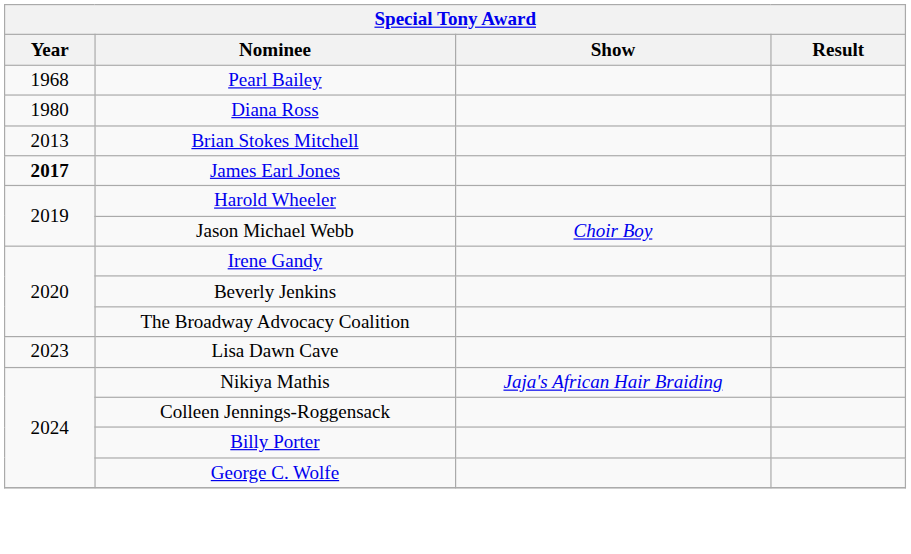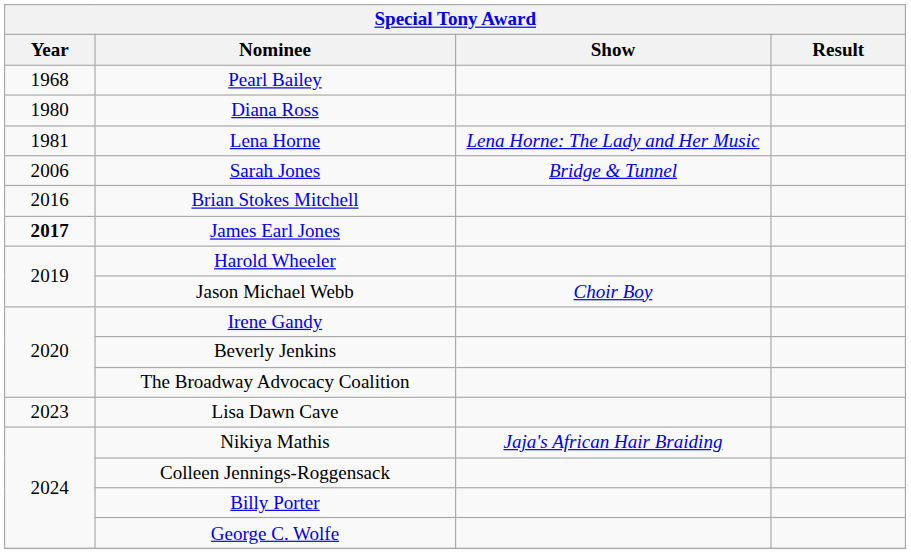+ row: (275, 140)
+ row: (275, 170)
(50, 140) 2013 -> (50, 200) 2016
